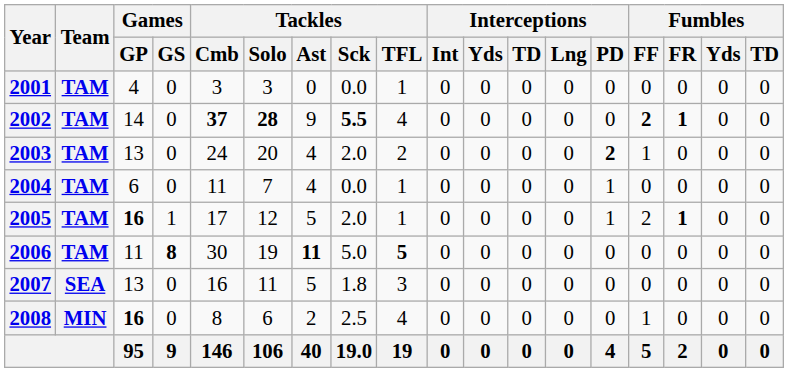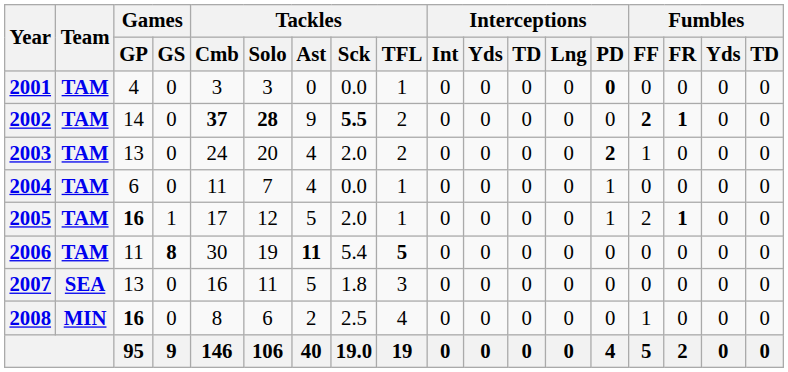(610, 86) normal -> (610, 86) bold
(402, 119) 4 -> (402, 119) 2
(354, 251) 5.0 -> (354, 251) 5.4
